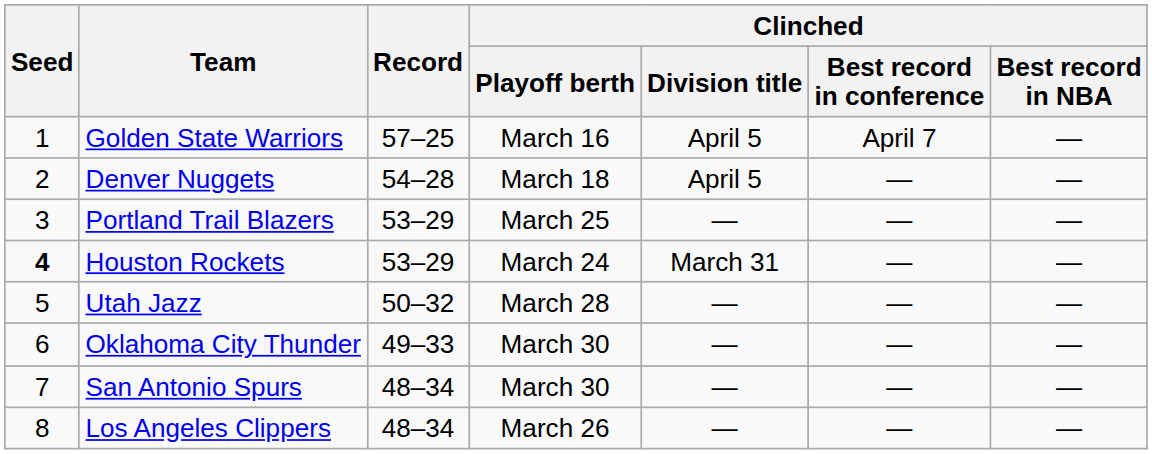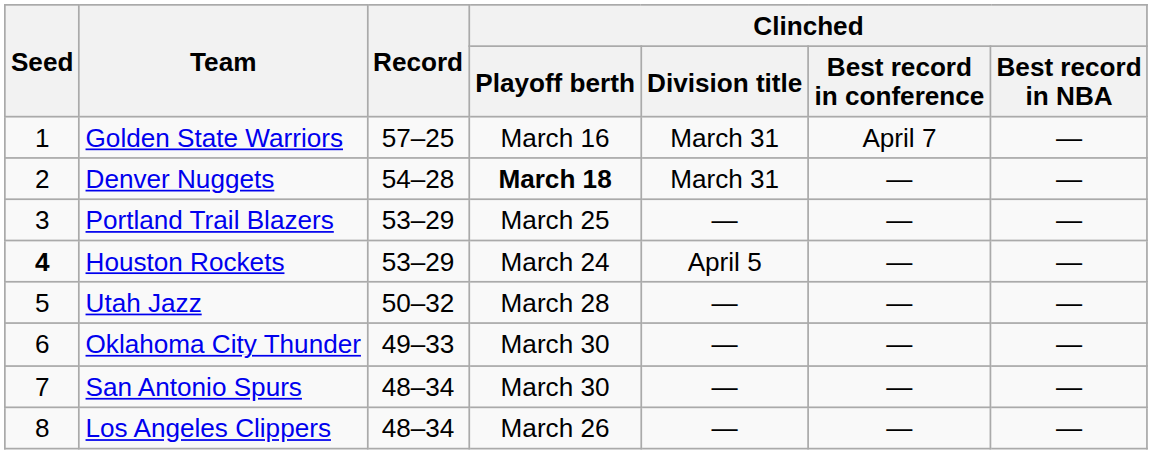(725, 138) April 5 -> (725, 138) March 31
(555, 179) normal -> (555, 179) bold
(725, 179) April 5 -> (725, 179) March 31
(725, 262) March 31 -> (725, 262) April 5
